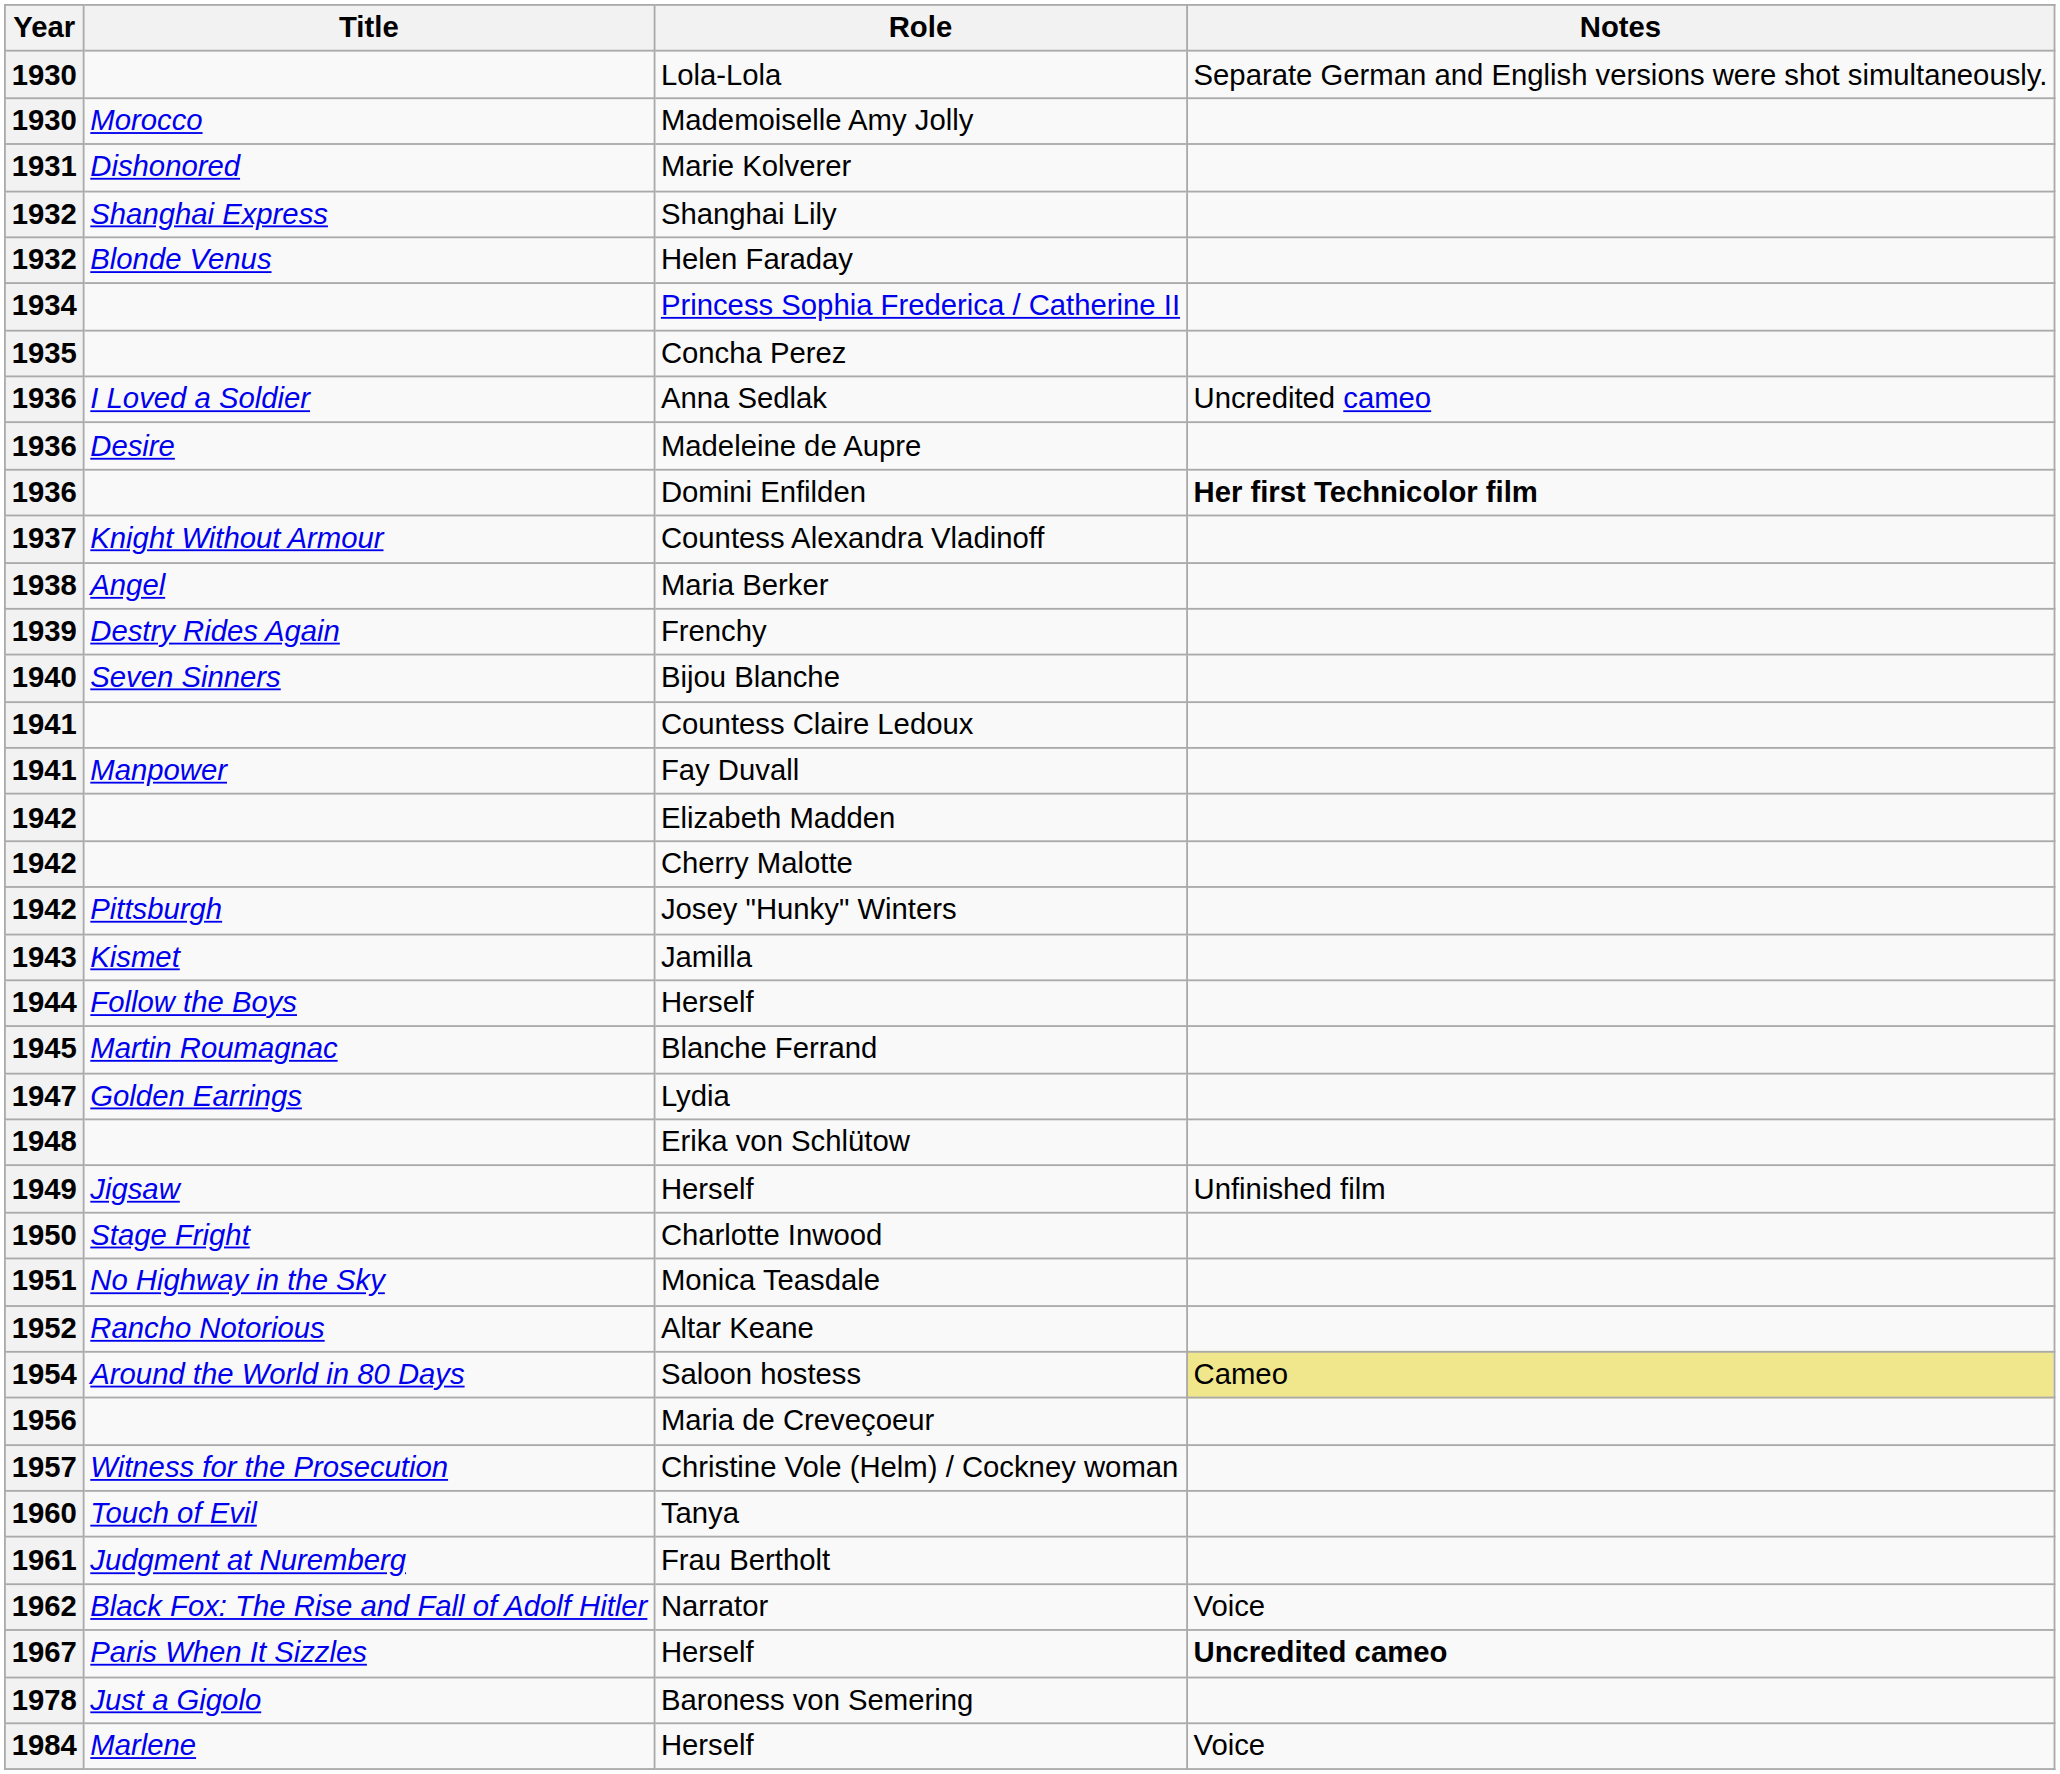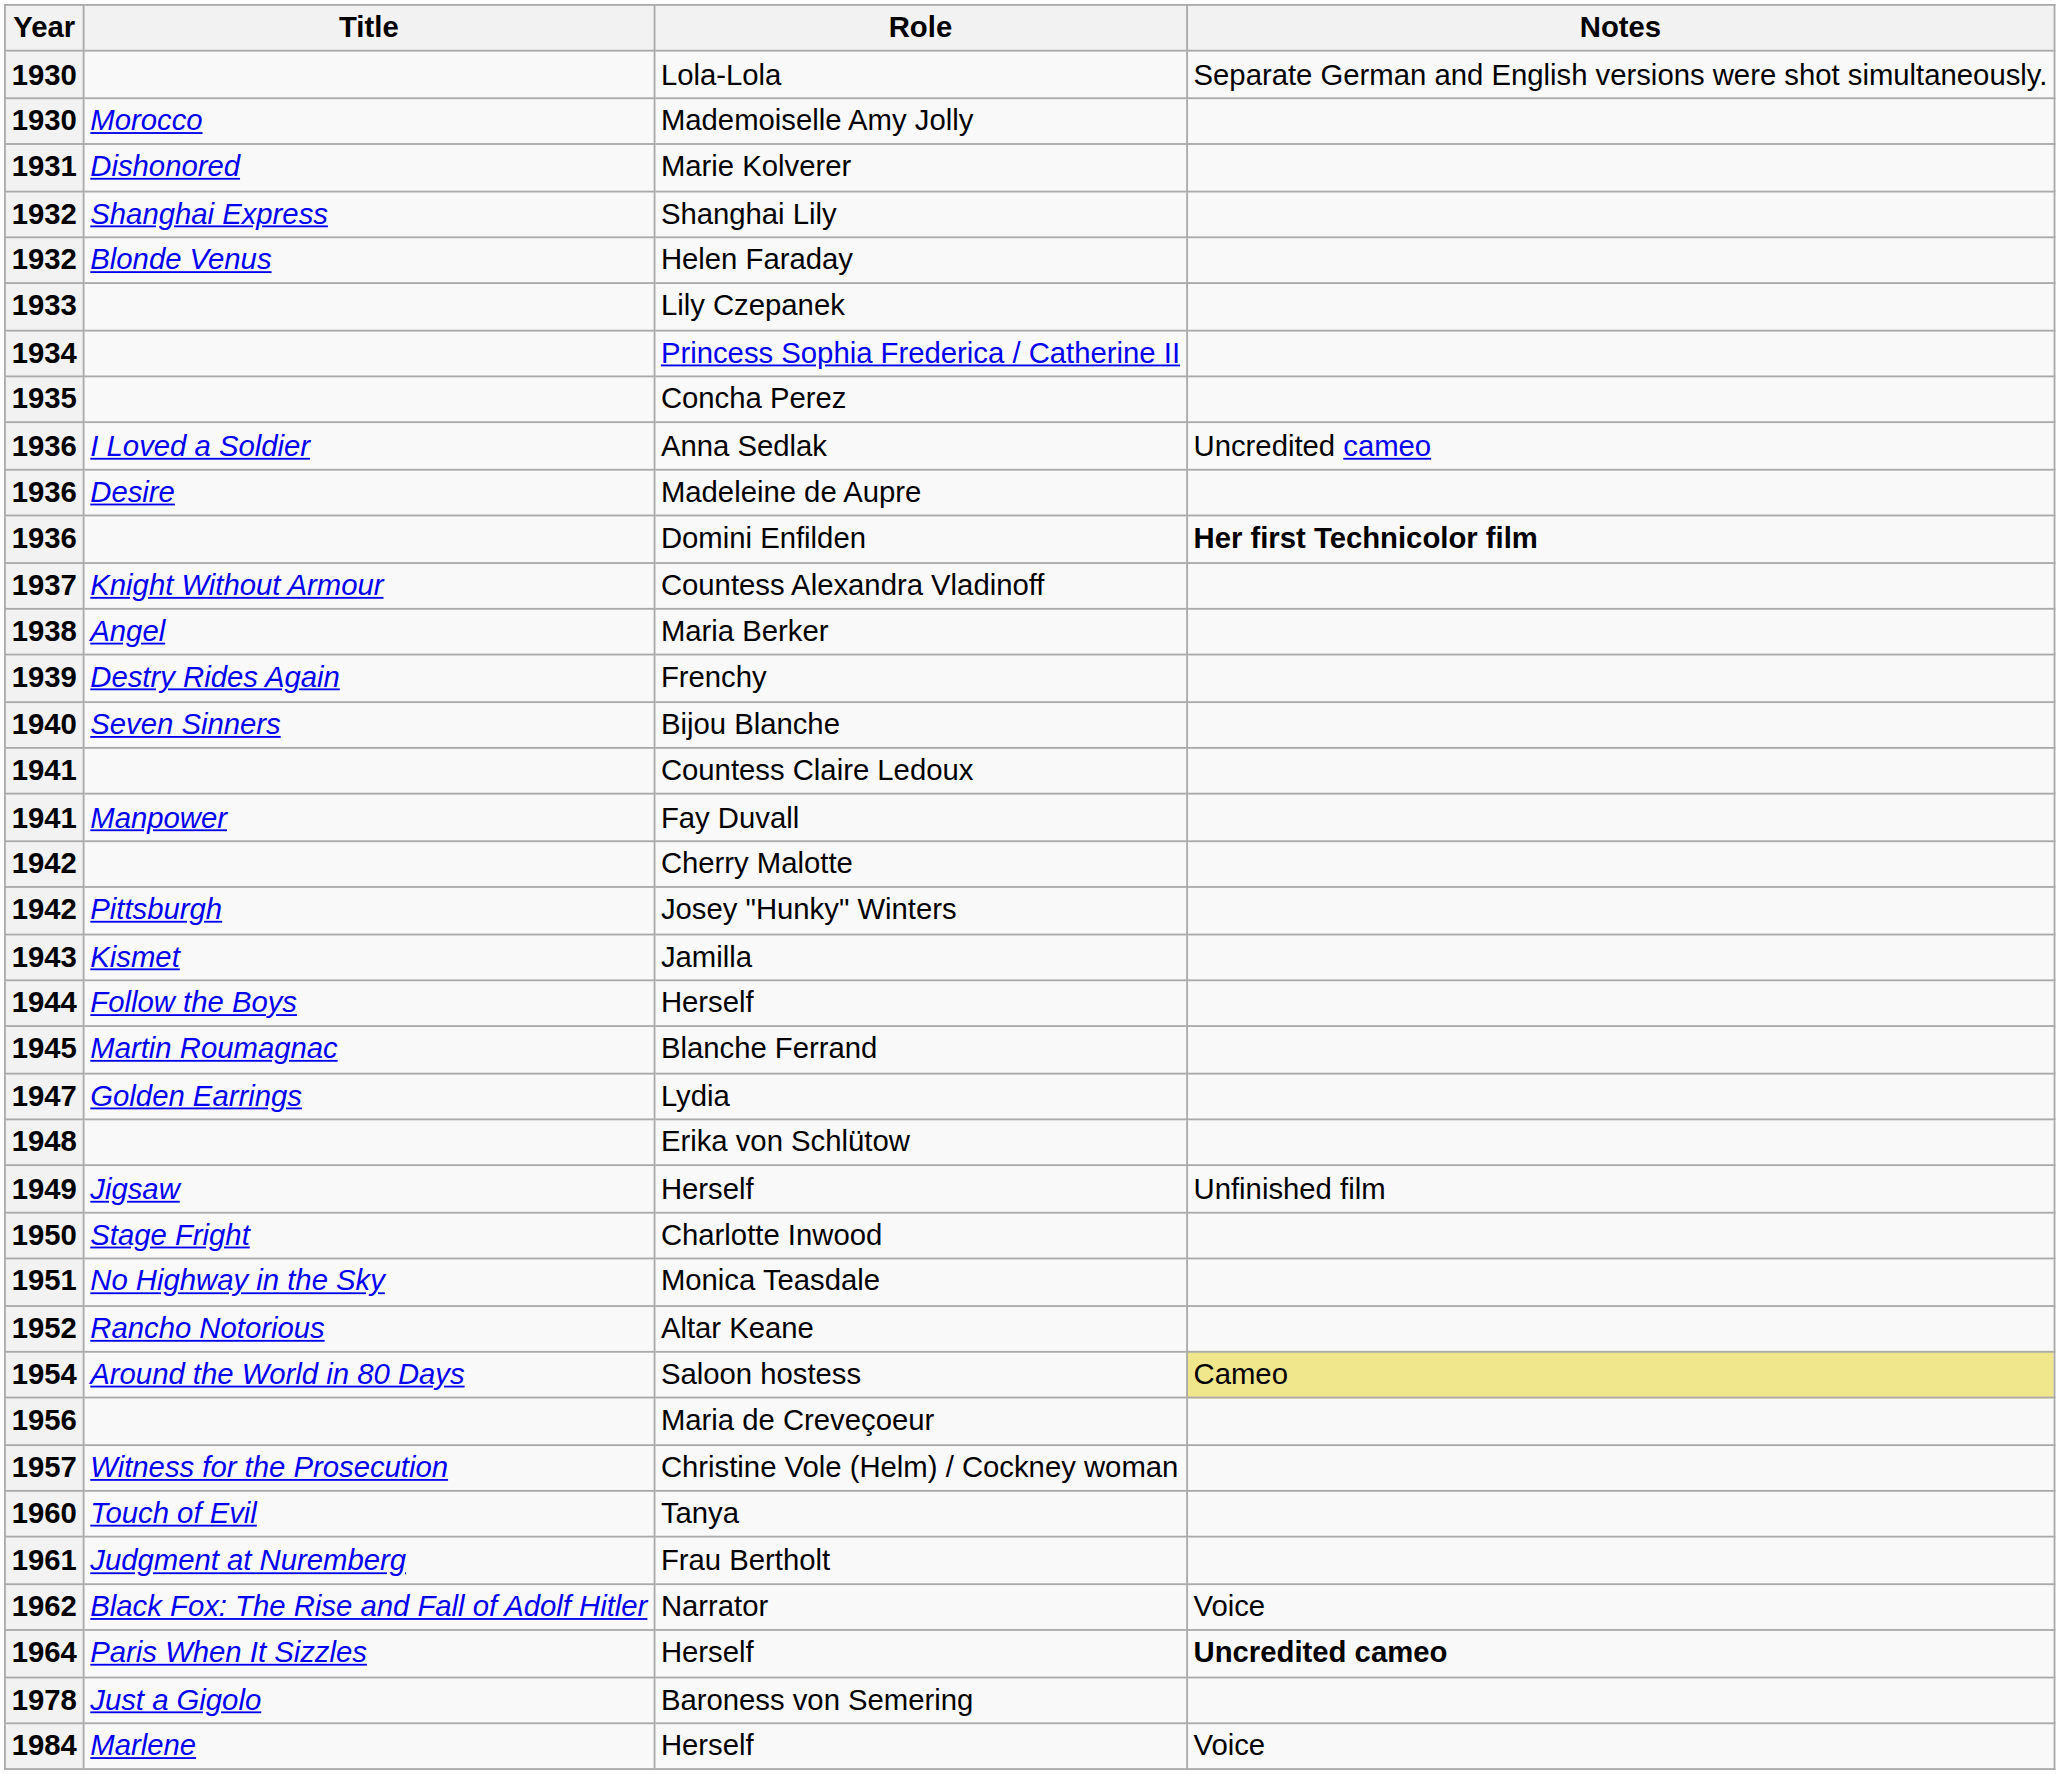+ row: (369, 307)
- row: (369, 818)
(44, 1652) 1967 -> (44, 1652) 1964
